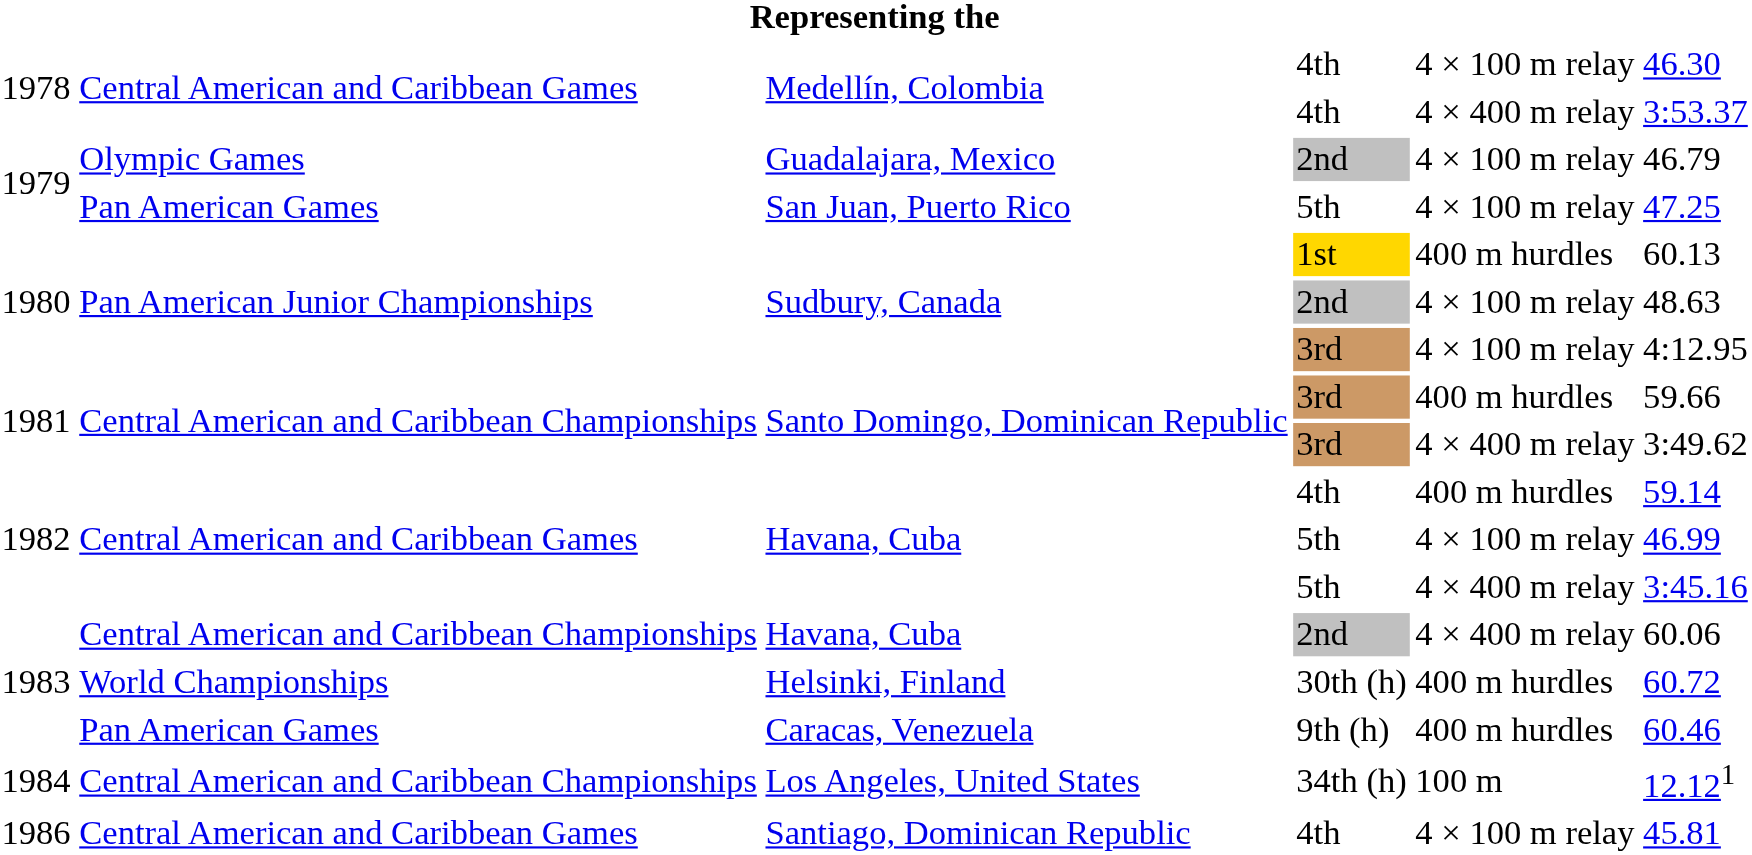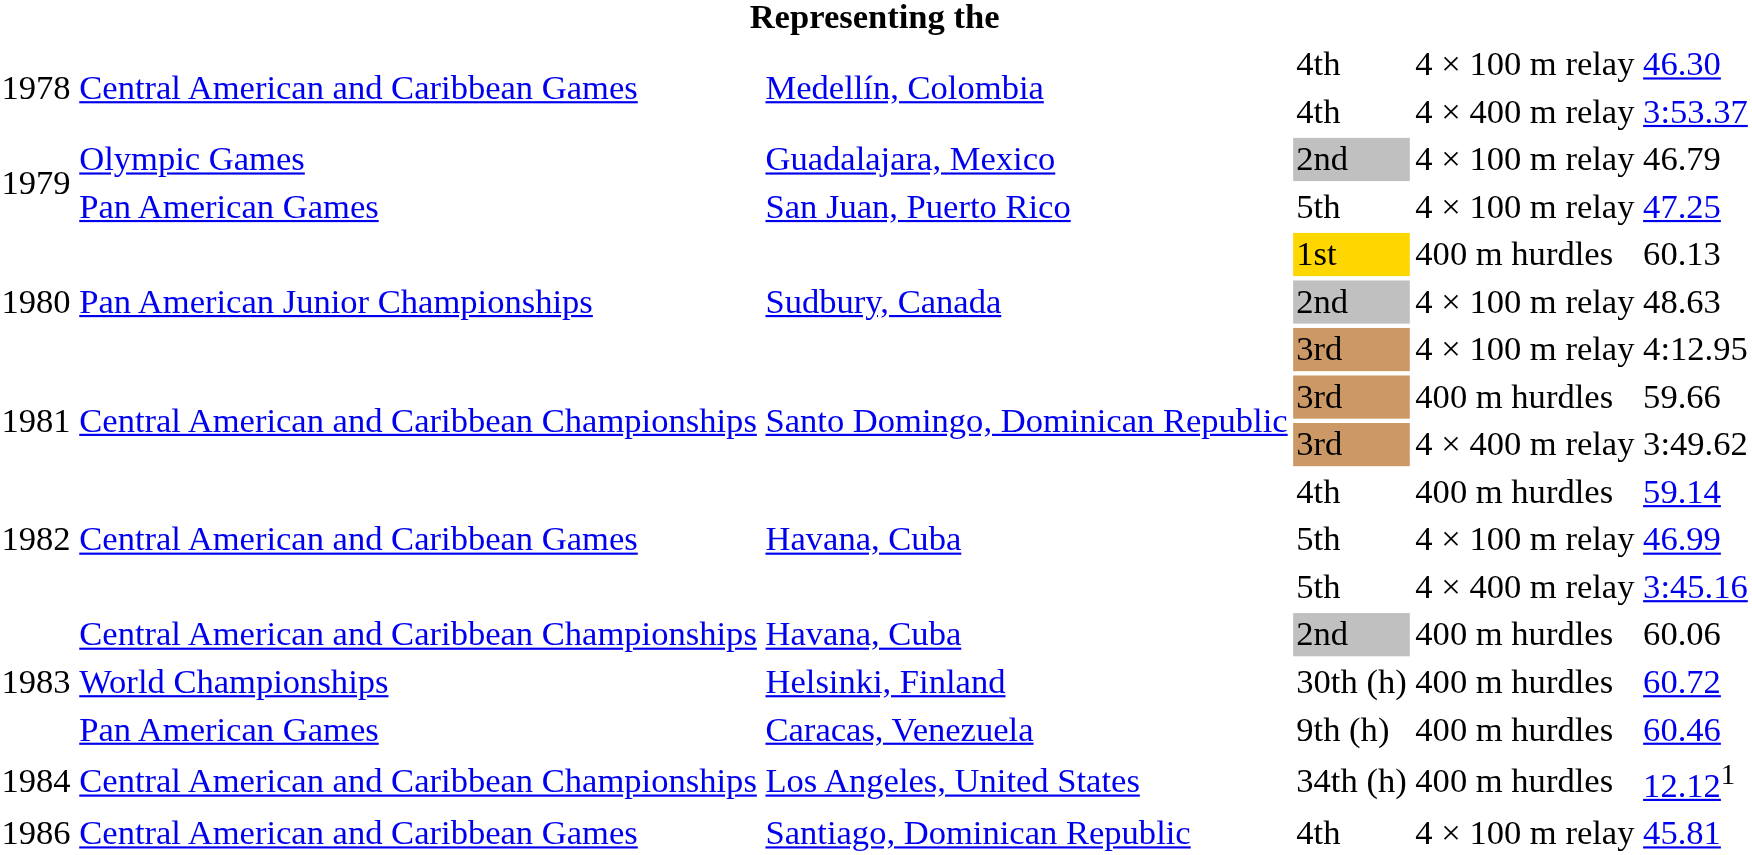(1525, 634) 4 × 400 m relay -> (1514, 634) 400 m hurdles
(1459, 781) 100 m -> (1514, 781) 400 m hurdles
